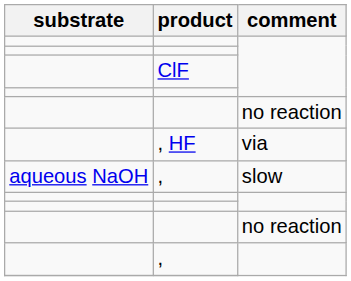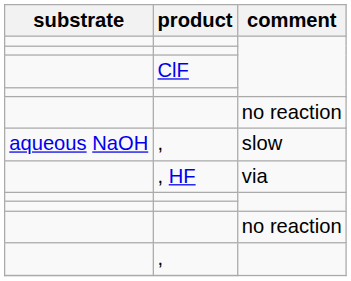rows swapped: (160, 176) <-> (177, 144)
